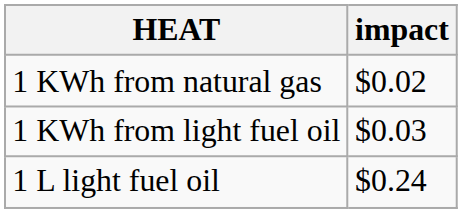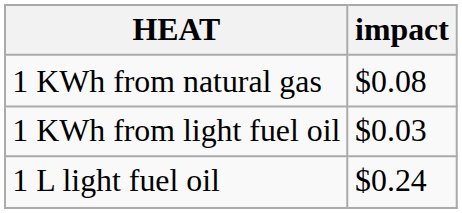(391, 80) $0.02 -> (391, 80) $0.08
